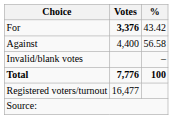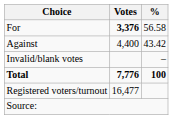(155, 28) 43.42 -> (155, 28) 56.58
(155, 43) 56.58 -> (155, 43) 43.42
